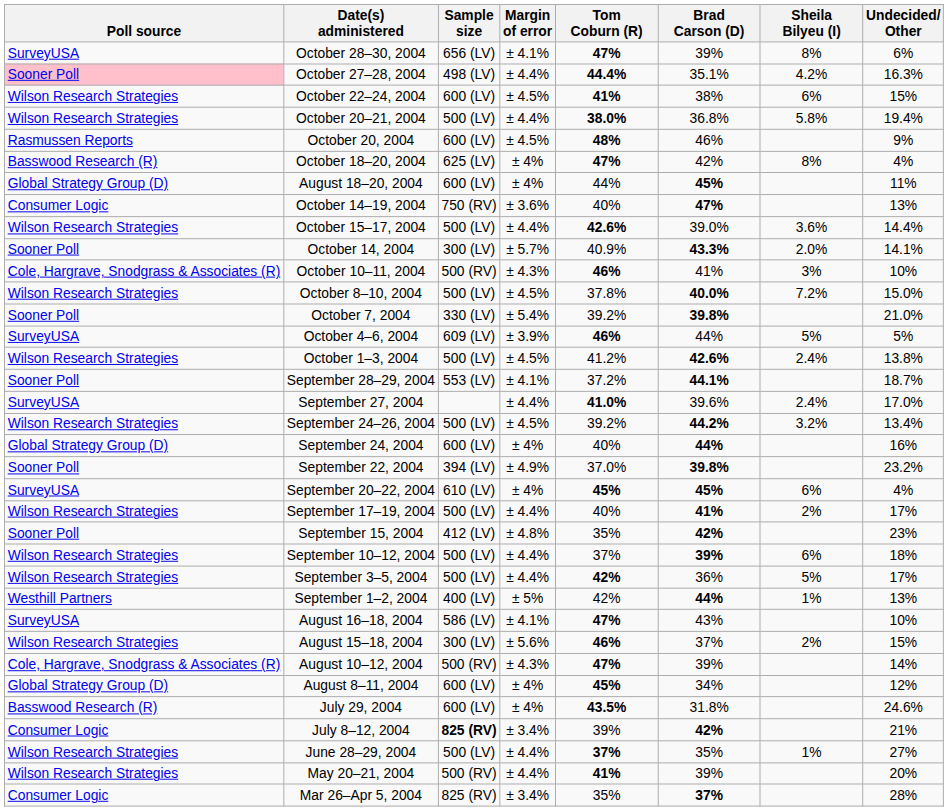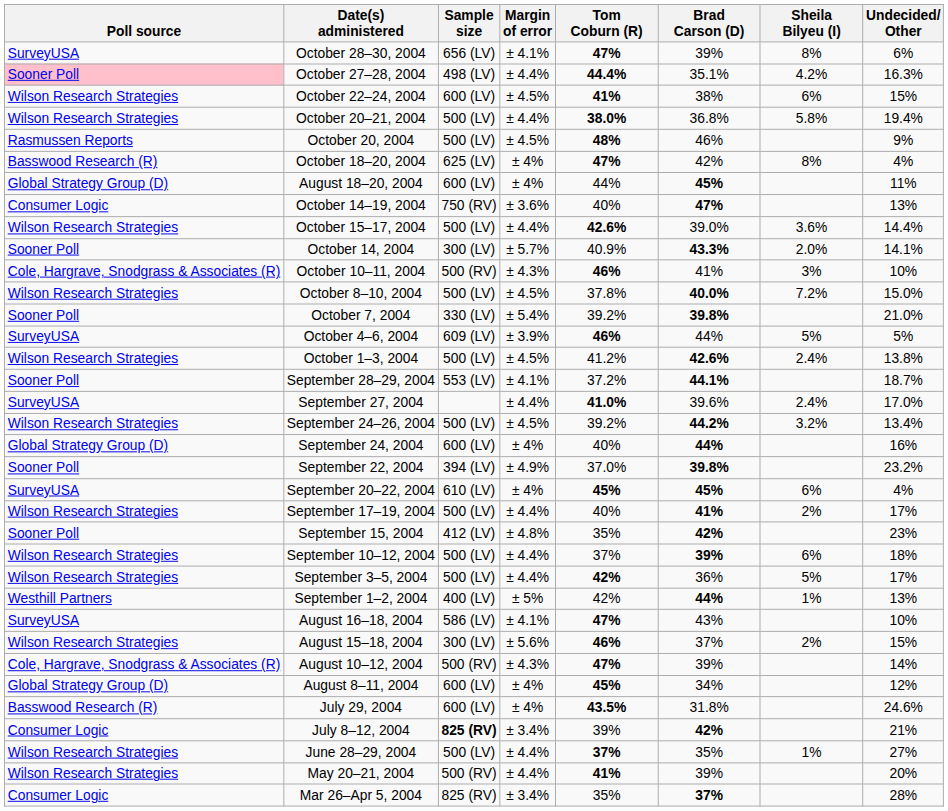(469, 140) 600 (LV) -> (469, 140) 500 (LV)
